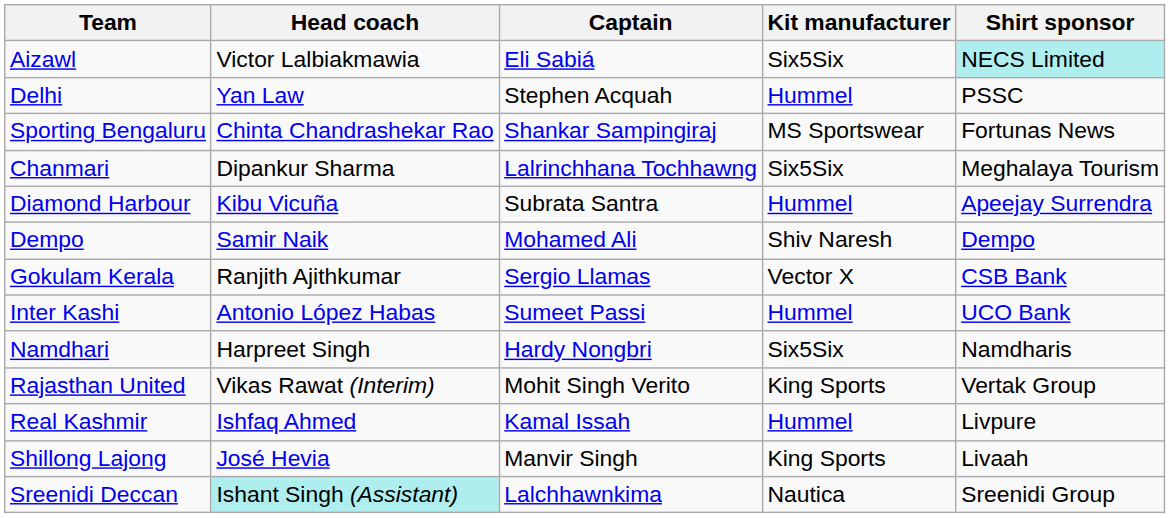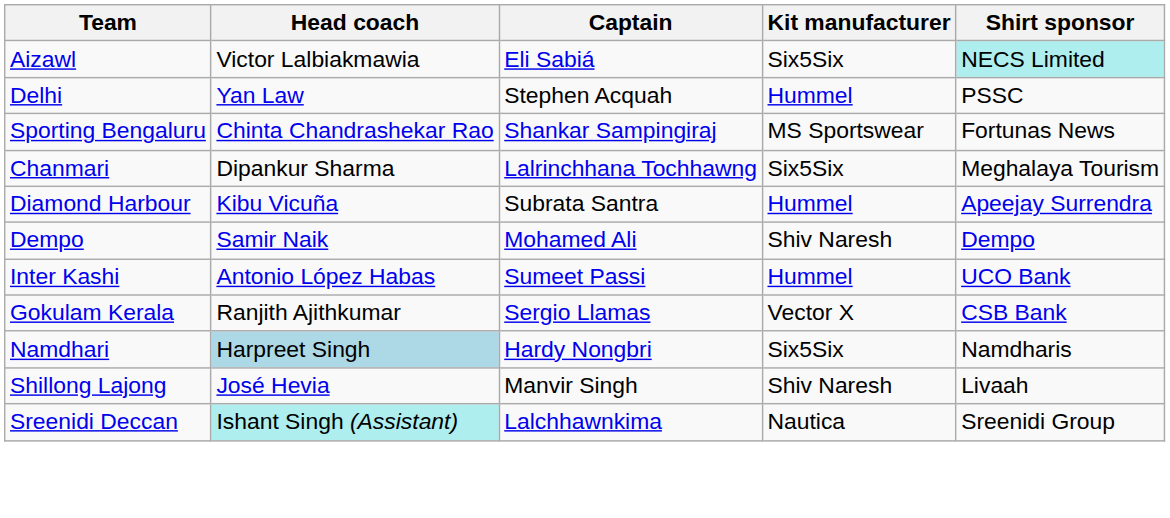rows swapped: (92, 276) <-> (65, 312)
(293, 349) no background -> (293, 349) lightblue background
- row: (98, 385)
- row: (79, 421)
(827, 458) King Sports -> (830, 385) Shiv Naresh
